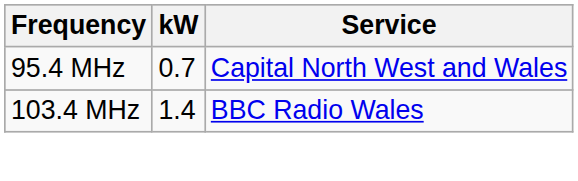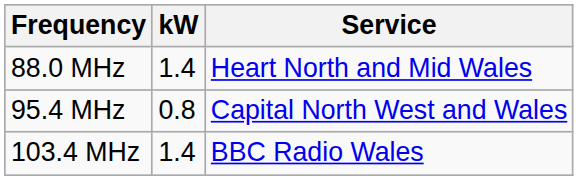+ row: (68, 68)
(177, 68) 0.7 -> (177, 110) 0.8
